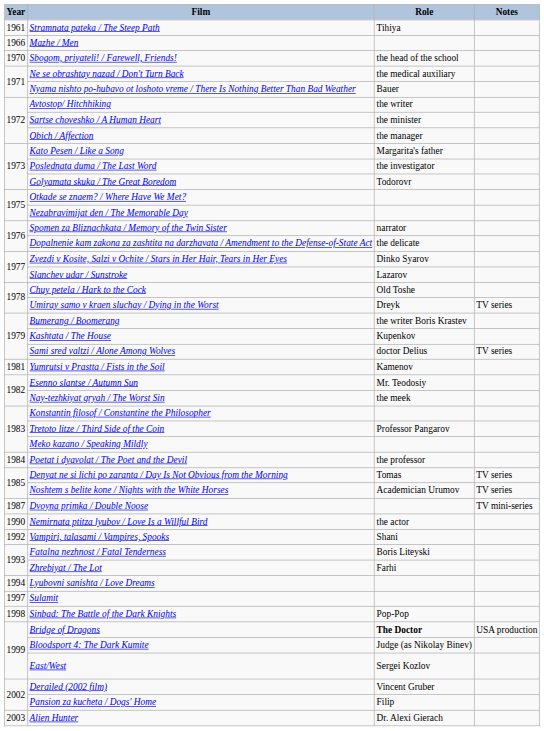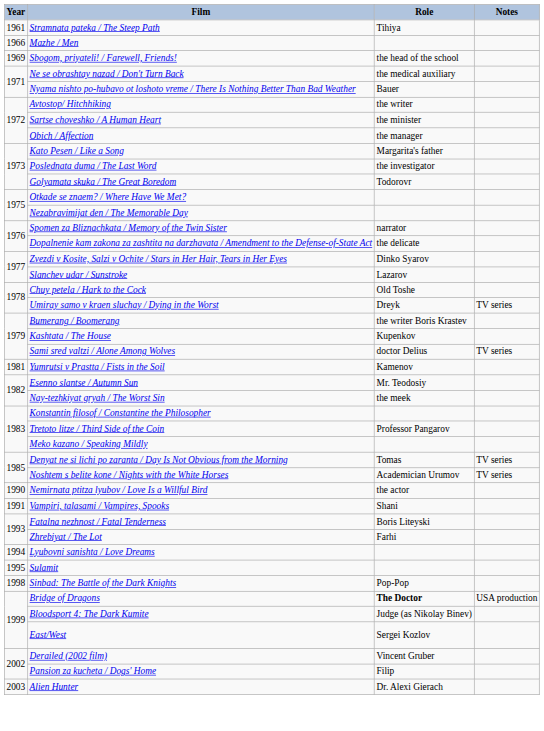(16, 58) 1970 -> (16, 58) 1969
- row: (108, 460)
- row: (89, 506)
(16, 537) 1992 -> (16, 506) 1991
(16, 599) 1997 -> (16, 568) 1995
